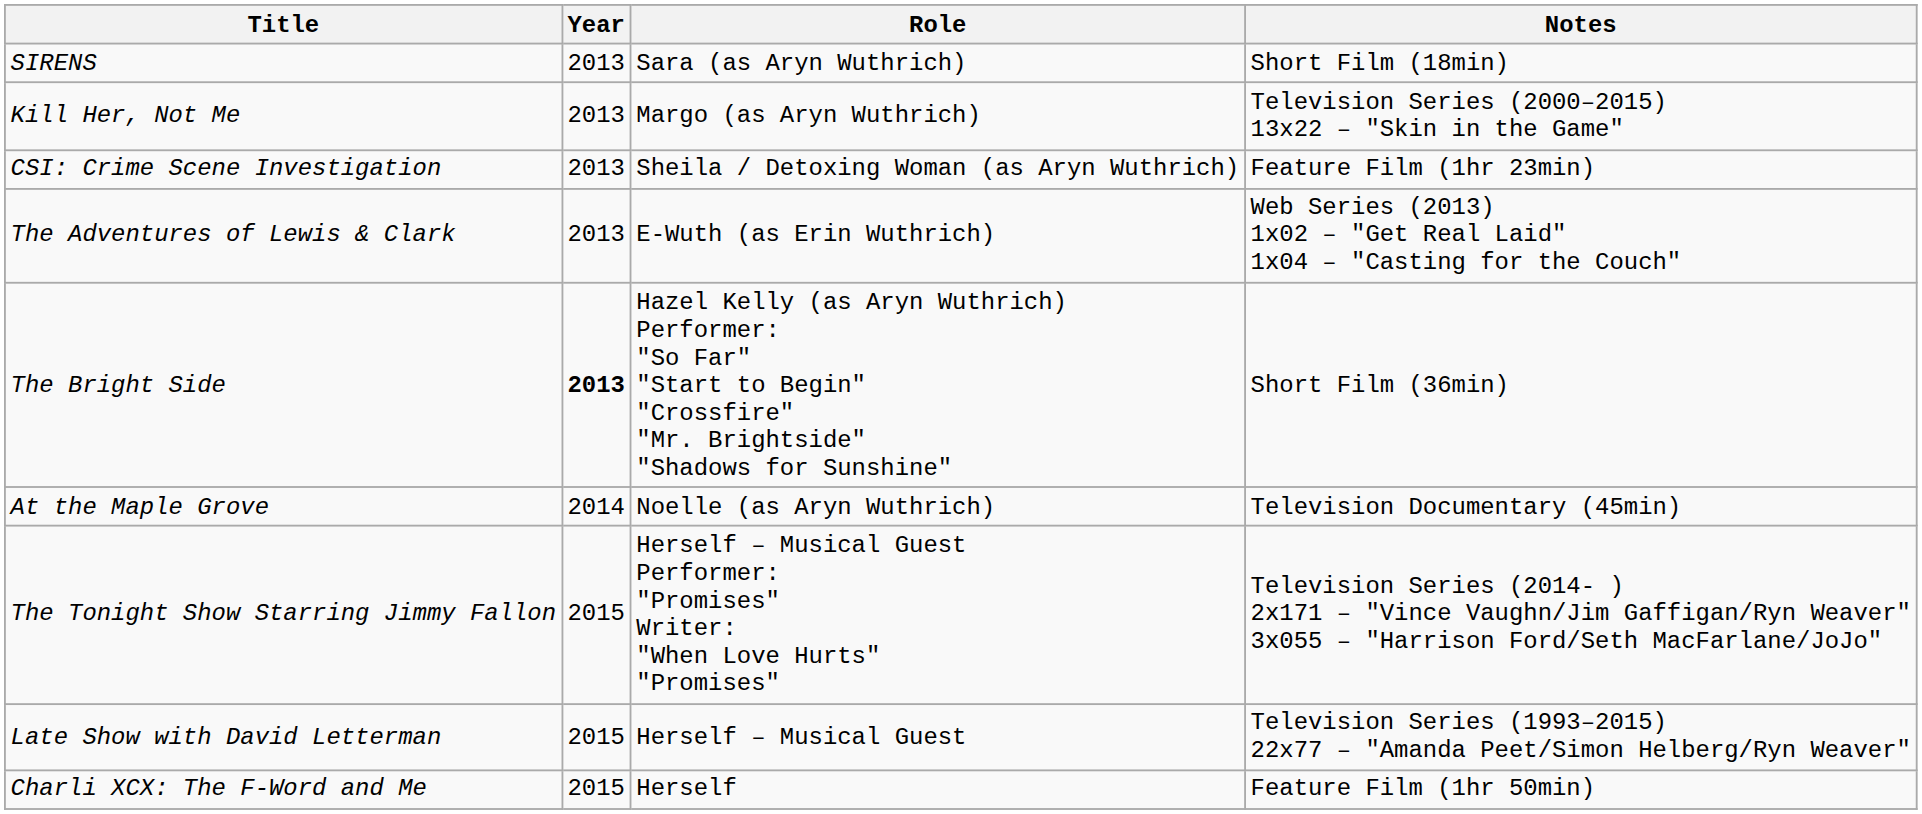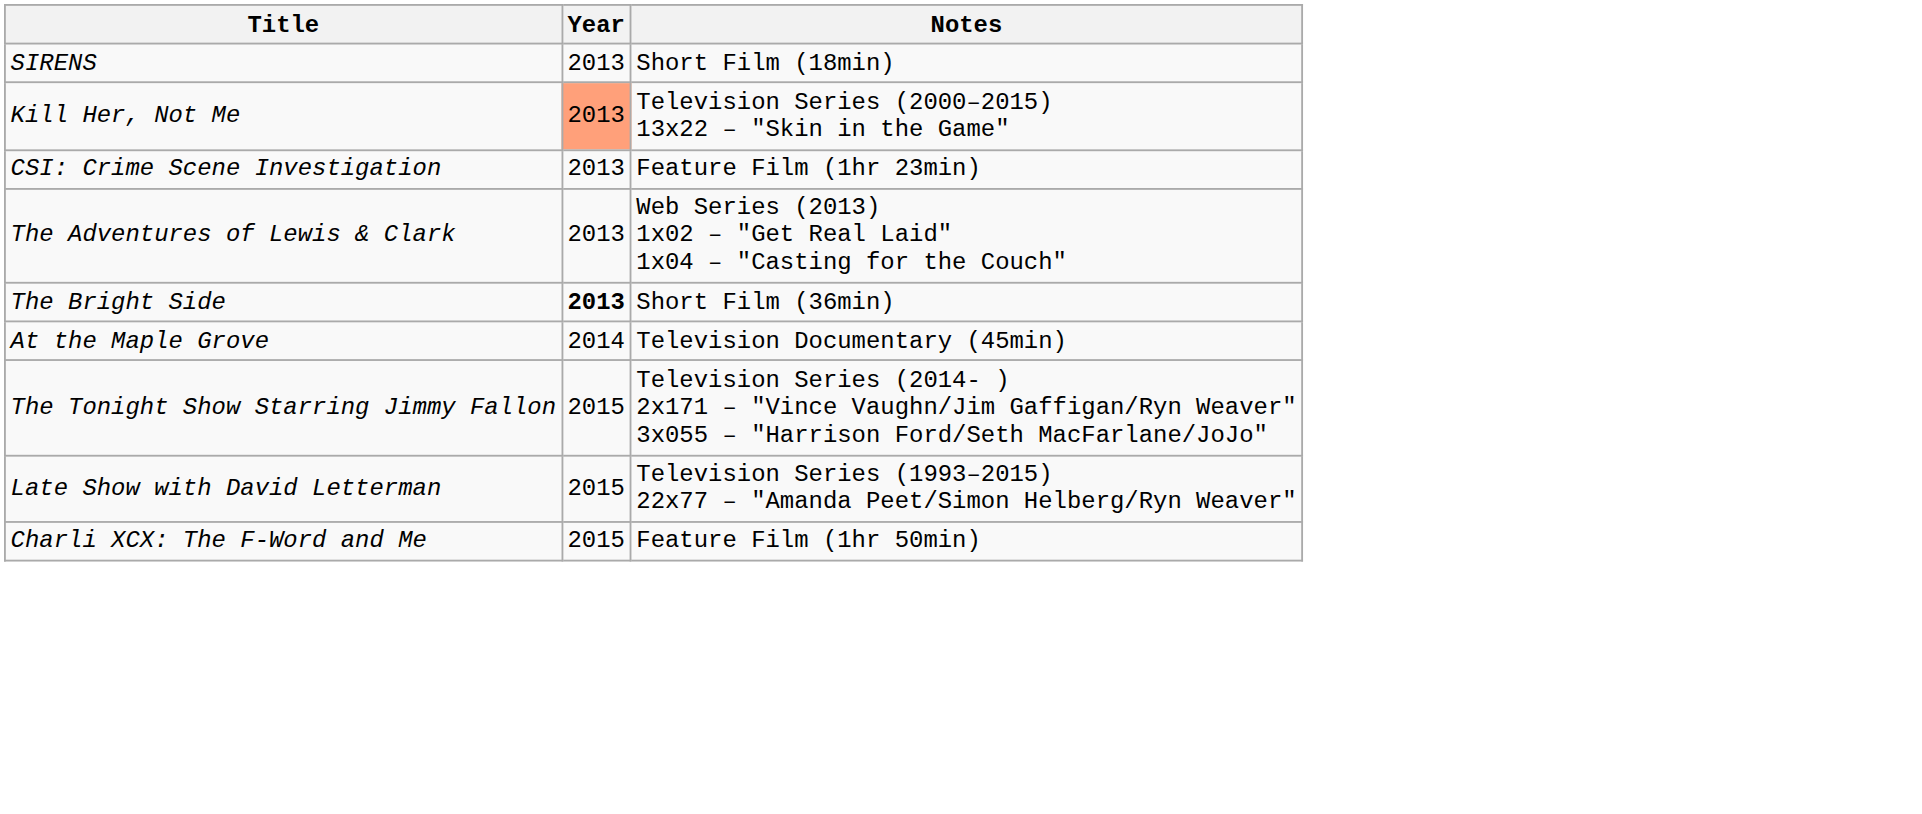- column: (938, 24)
(596, 116) no background -> (596, 116) lightsalmon background
